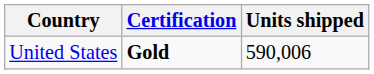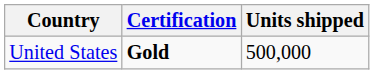(278, 52) 590,006 -> (278, 52) 500,000
